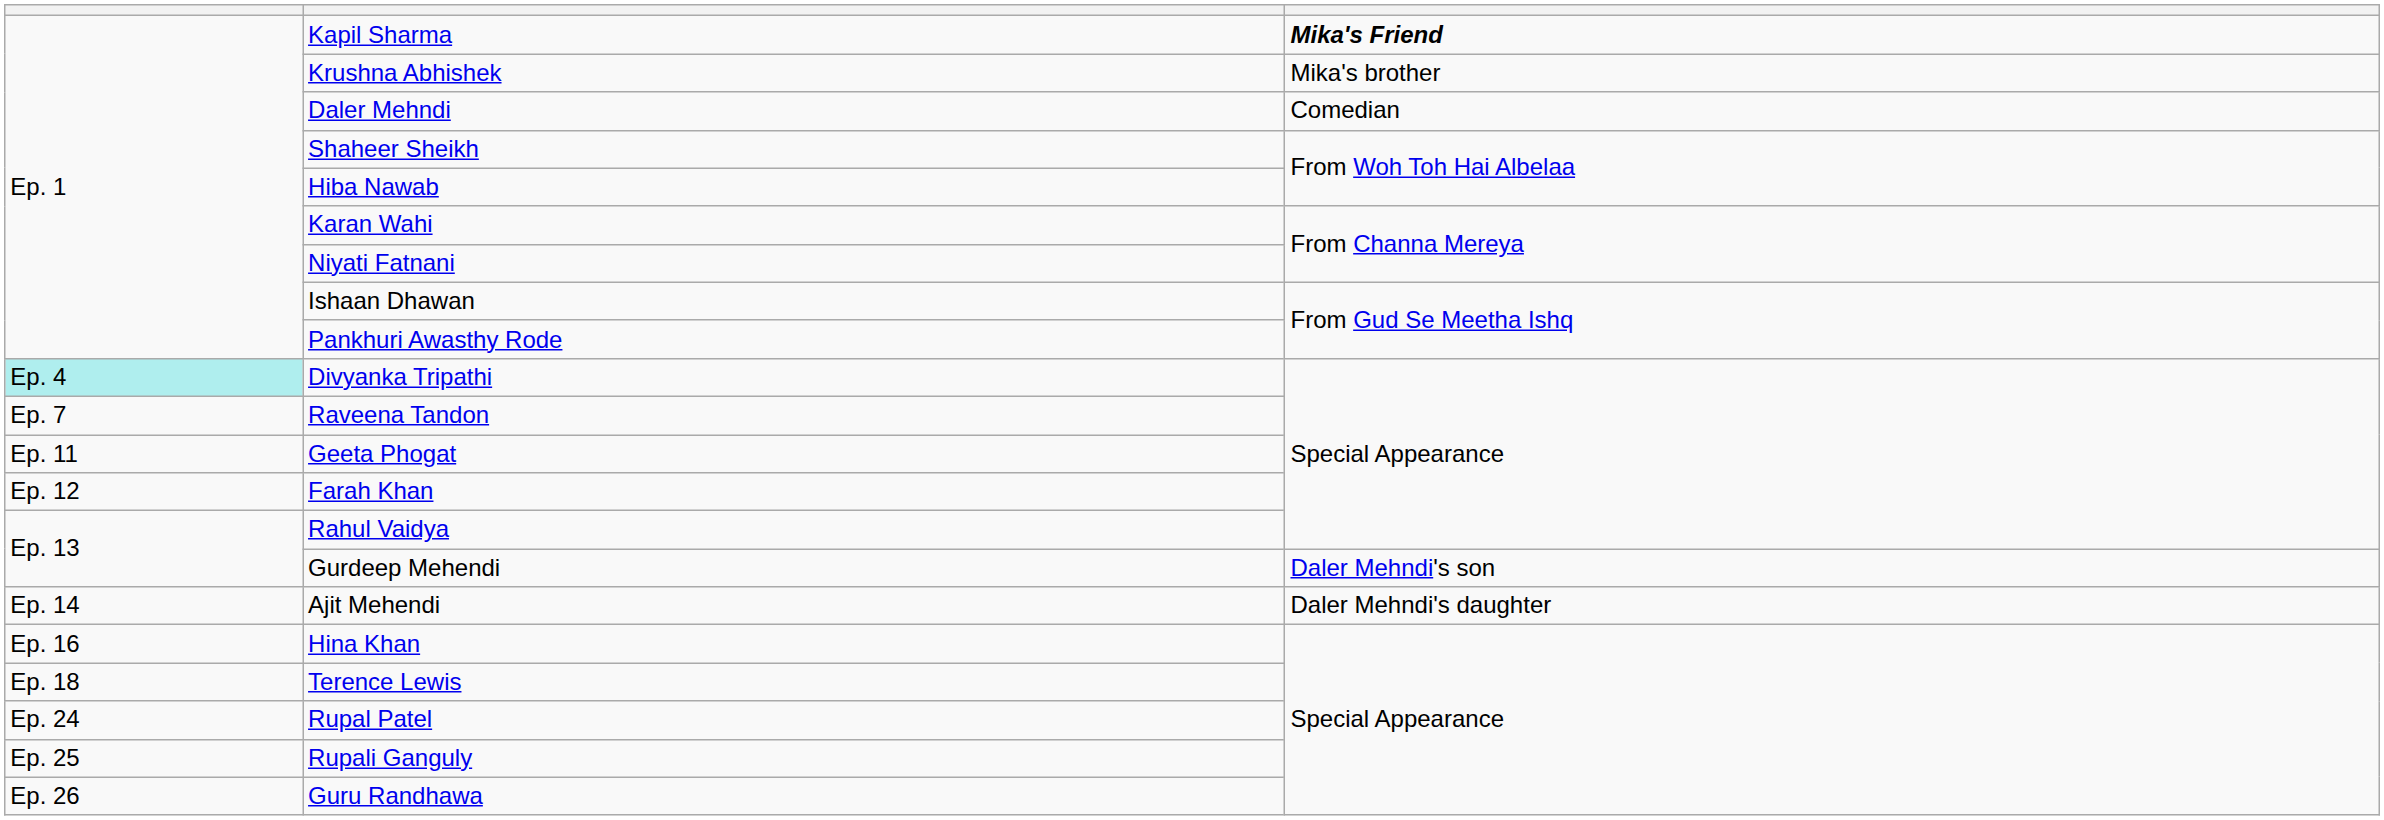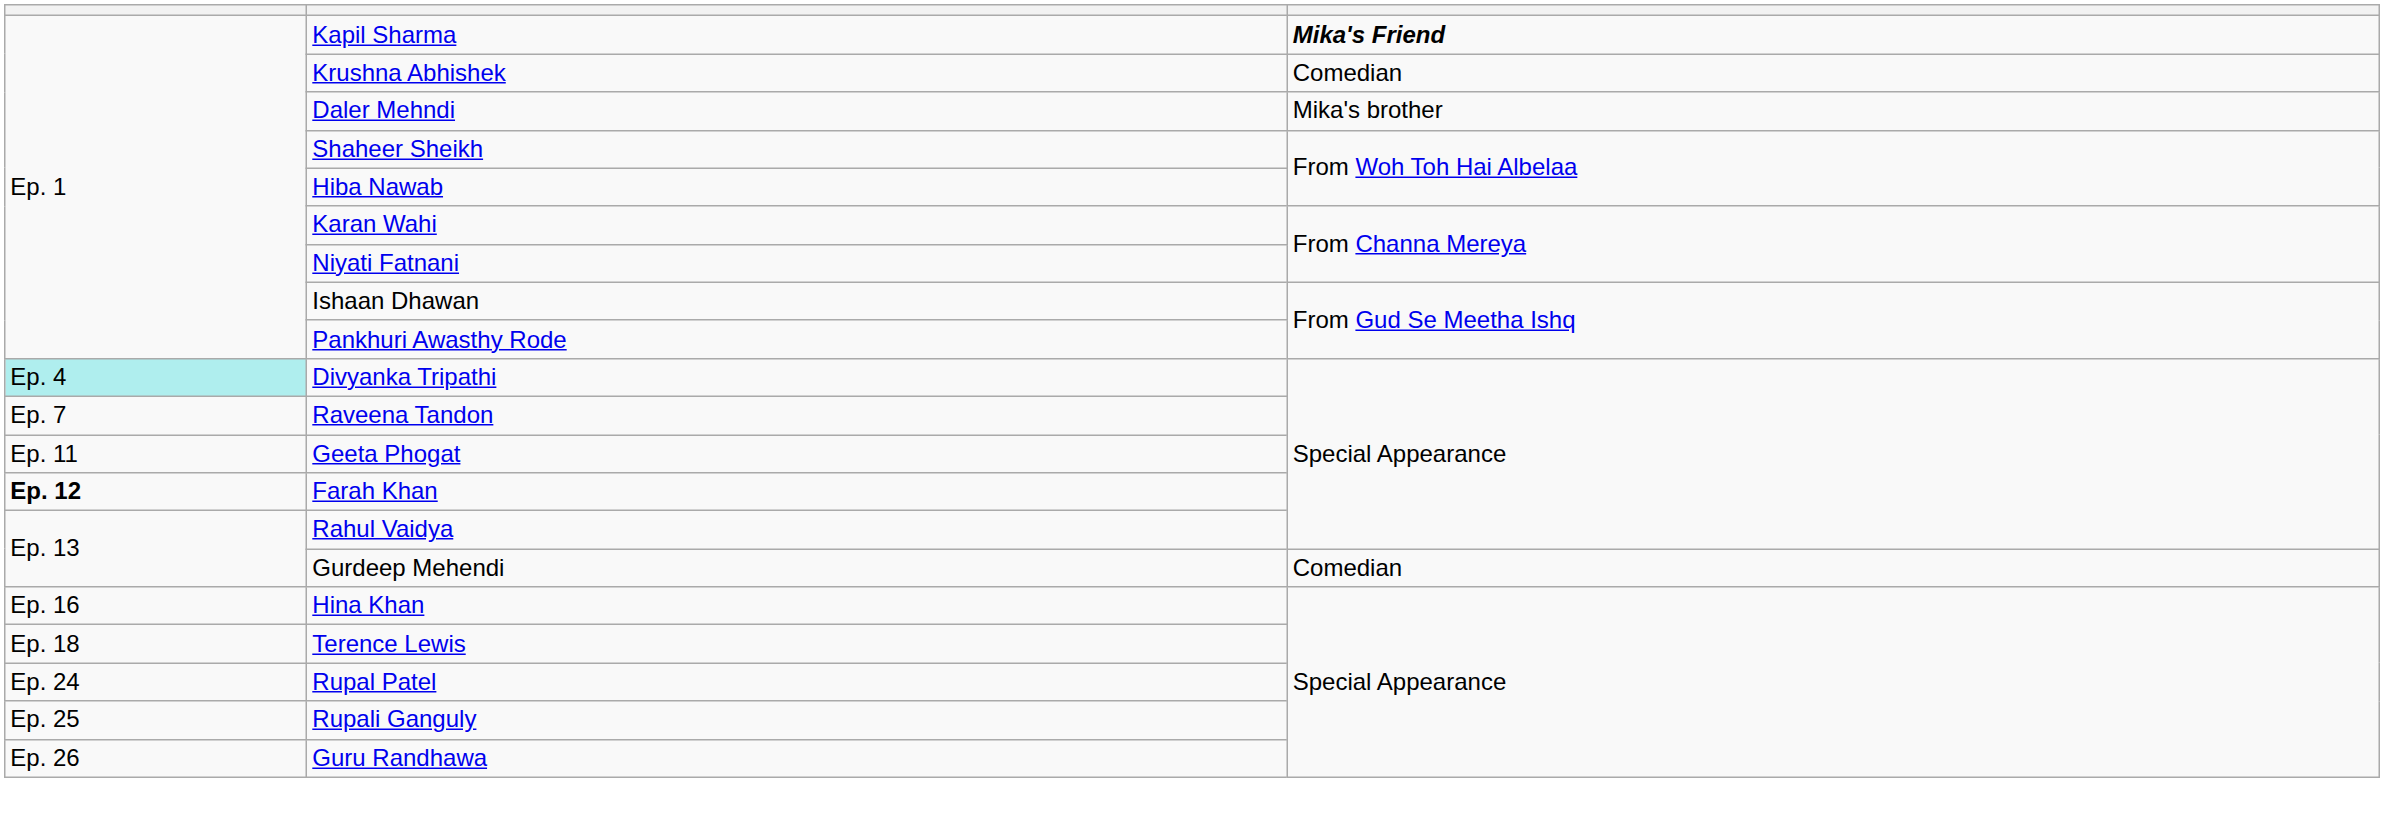(1365, 72) Mika's brother -> (1347, 72) Comedian
(1345, 110) Comedian -> (1368, 110) Mika's brother
(45, 491) normal -> (46, 491) bold
(1393, 567) Daler Mehndi's son -> (1347, 567) Comedian
- row: (374, 605)
